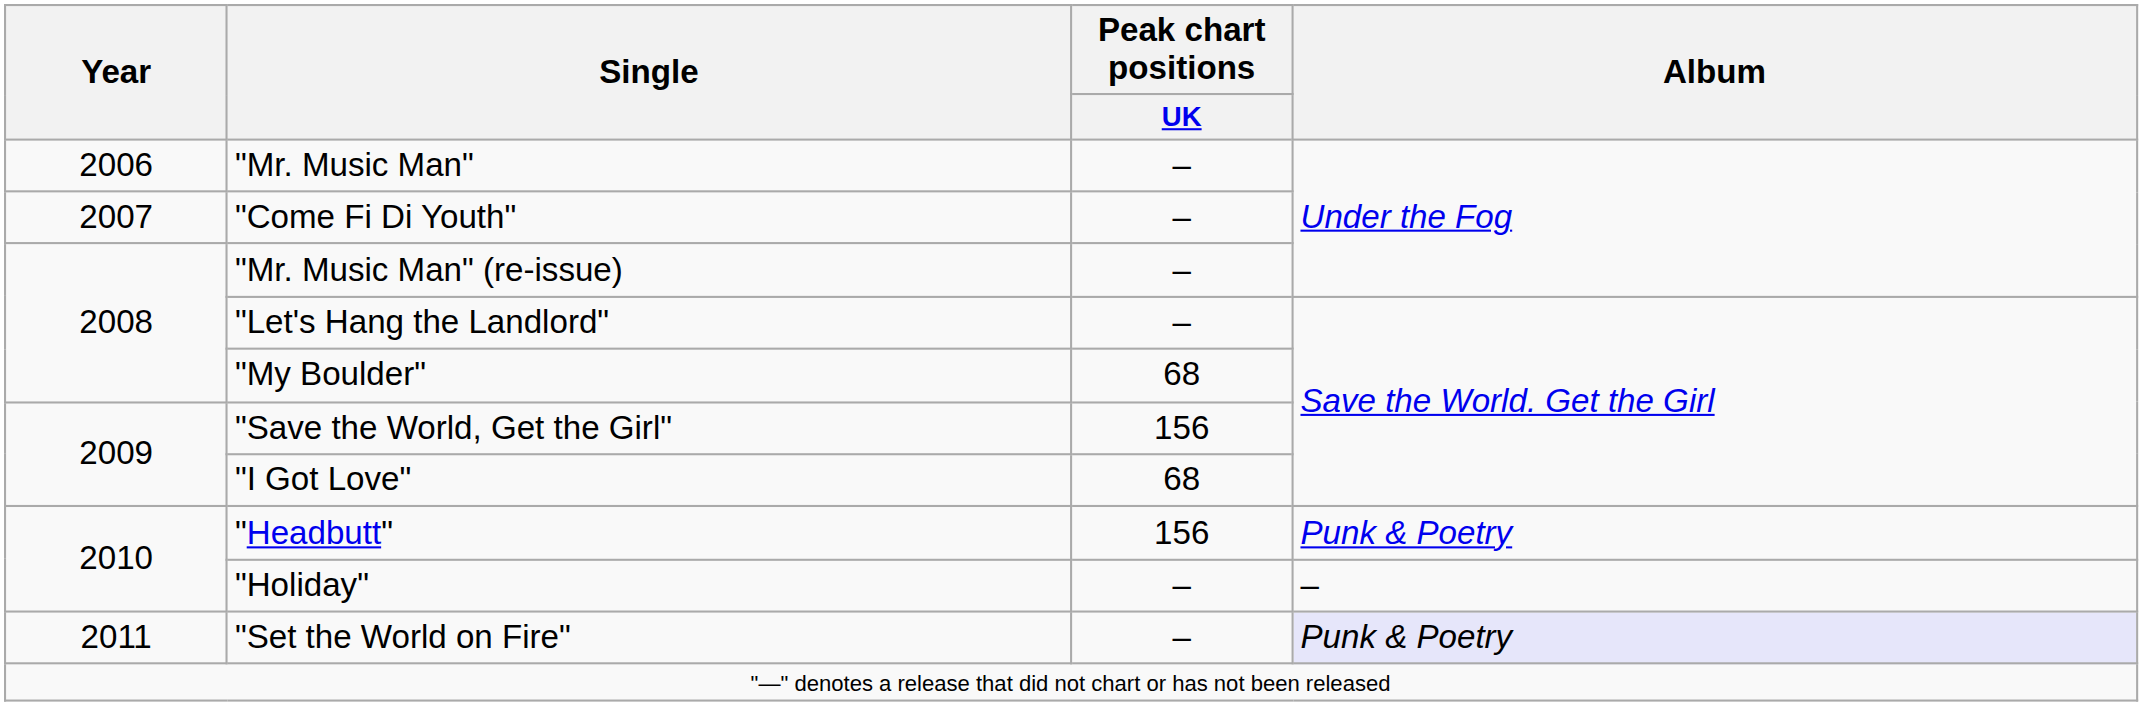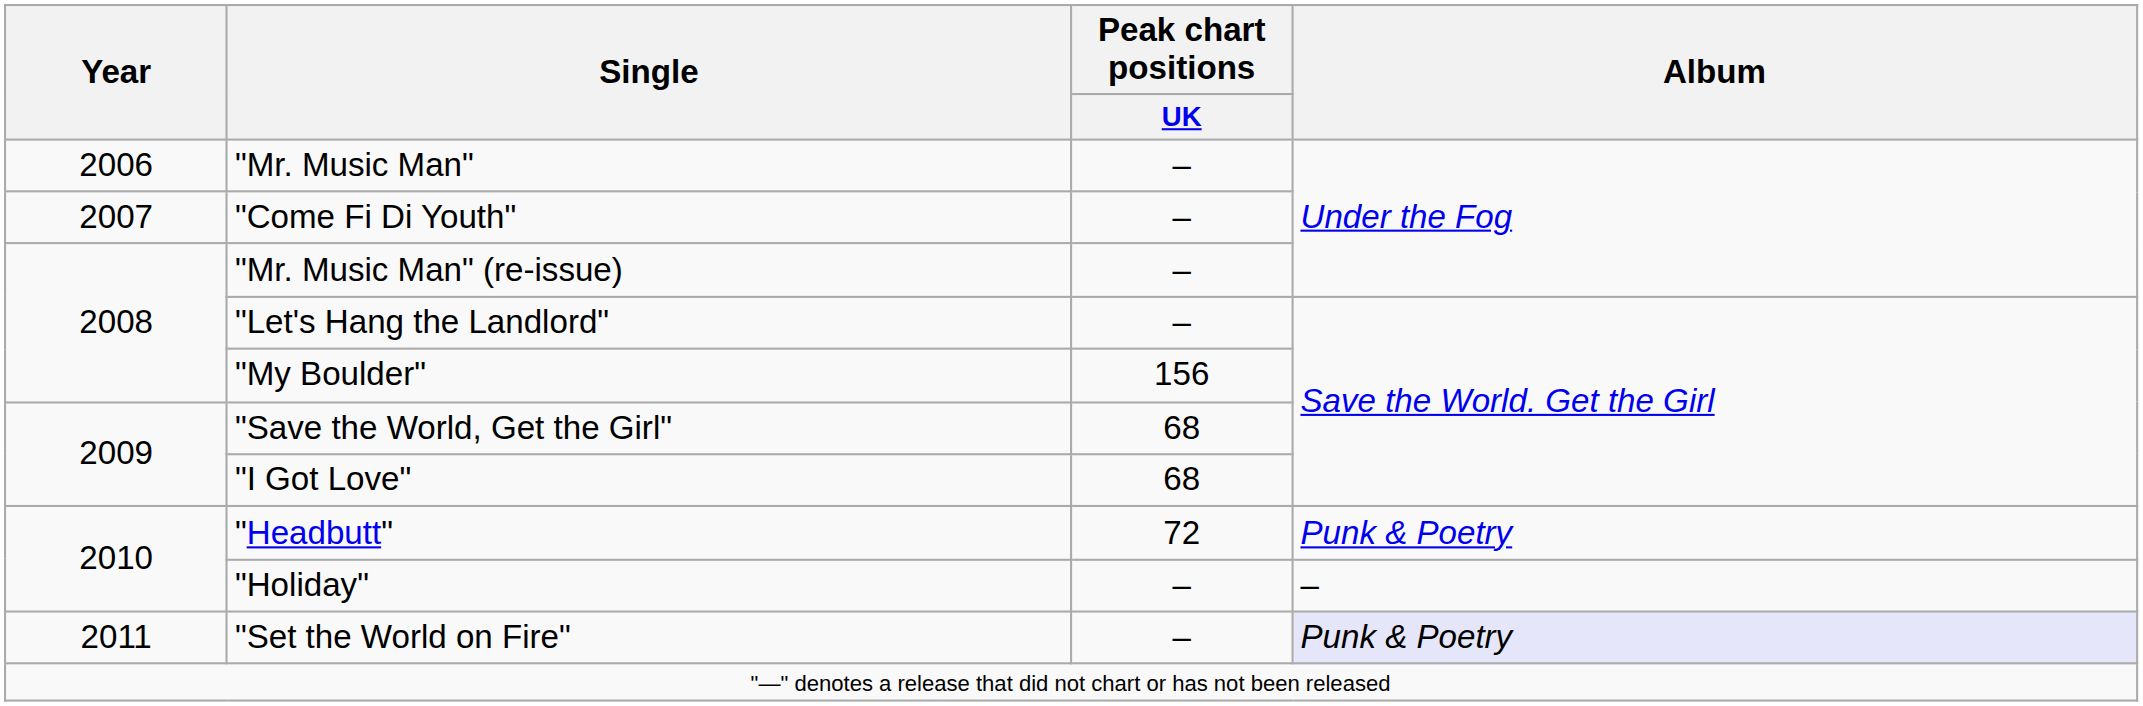(1182, 374) 68 -> (1182, 374) 156
(1182, 427) 156 -> (1182, 427) 68
(1182, 532) 156 -> (1182, 532) 72
